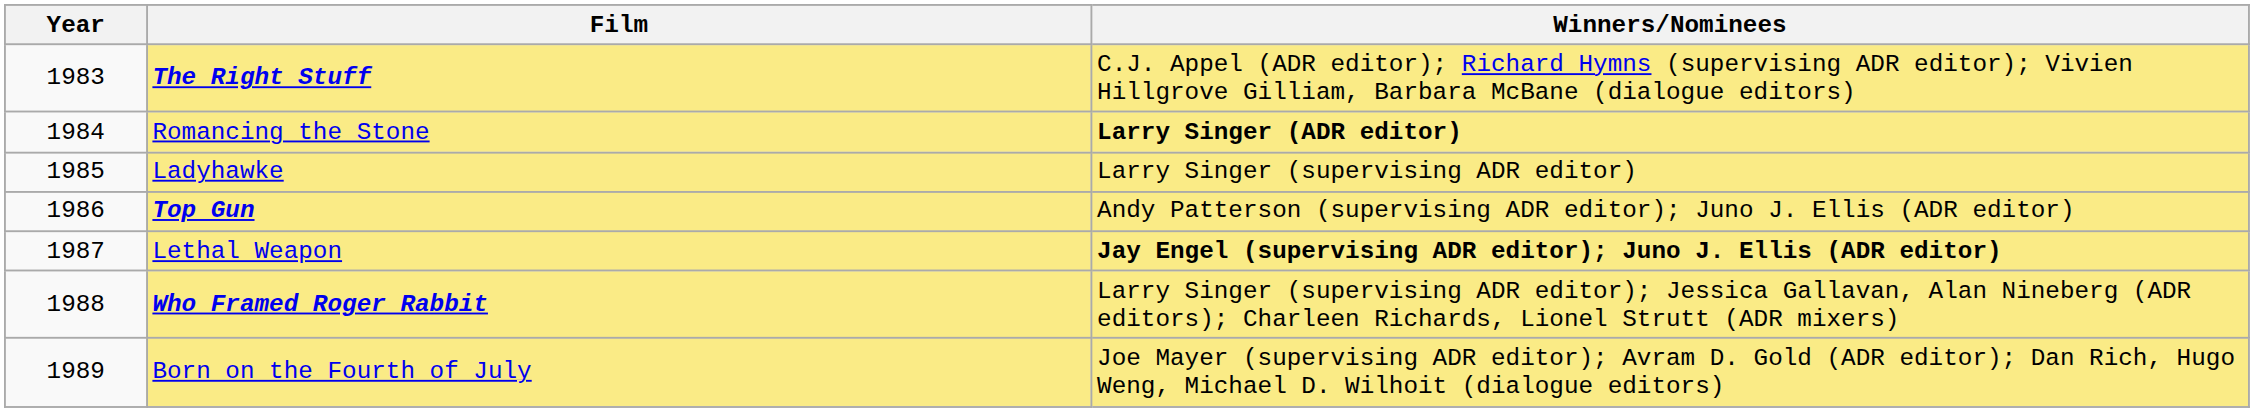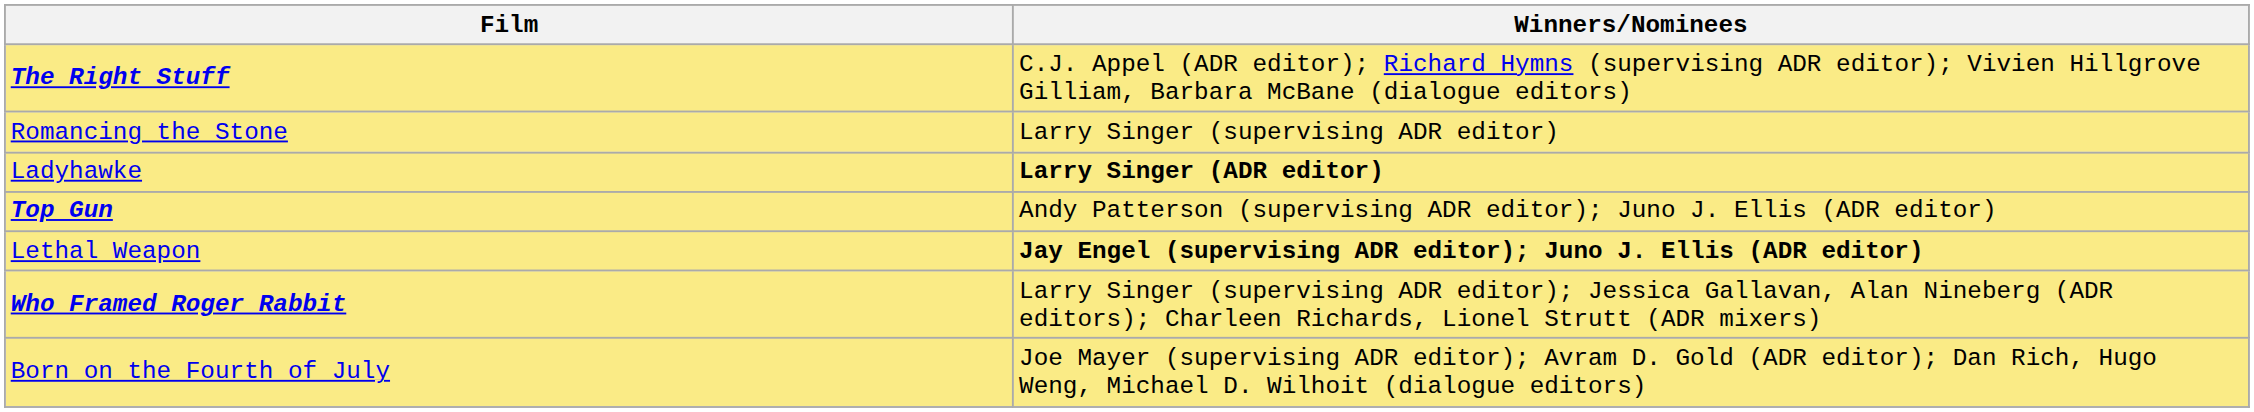- column: (76, 25)
(1279, 132) Larry Singer (ADR editor) -> (1289, 132) Larry Singer (supervising ADR editor)
(1367, 172) Larry Singer (supervising ADR editor) -> (1201, 172) Larry Singer (ADR editor)
